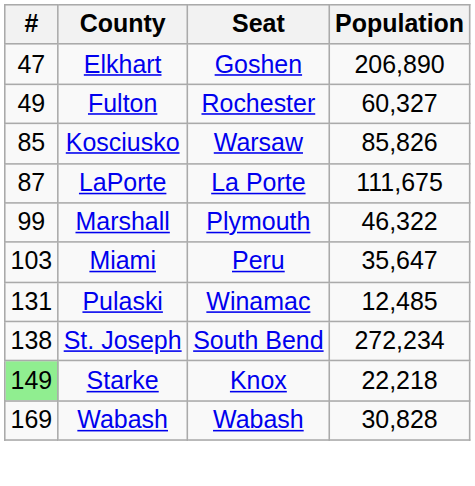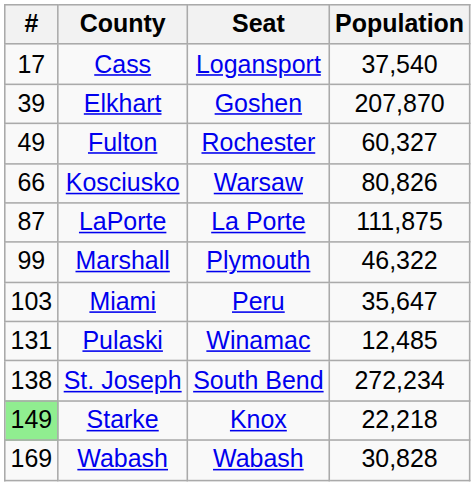+ row: (123, 63)
(31, 63) 47 -> (31, 103) 39
(400, 63) 206,890 -> (400, 103) 207,870
(31, 143) 85 -> (31, 182) 66
(400, 143) 85,826 -> (400, 182) 80,826
(400, 182) 111,675 -> (400, 222) 111,875
